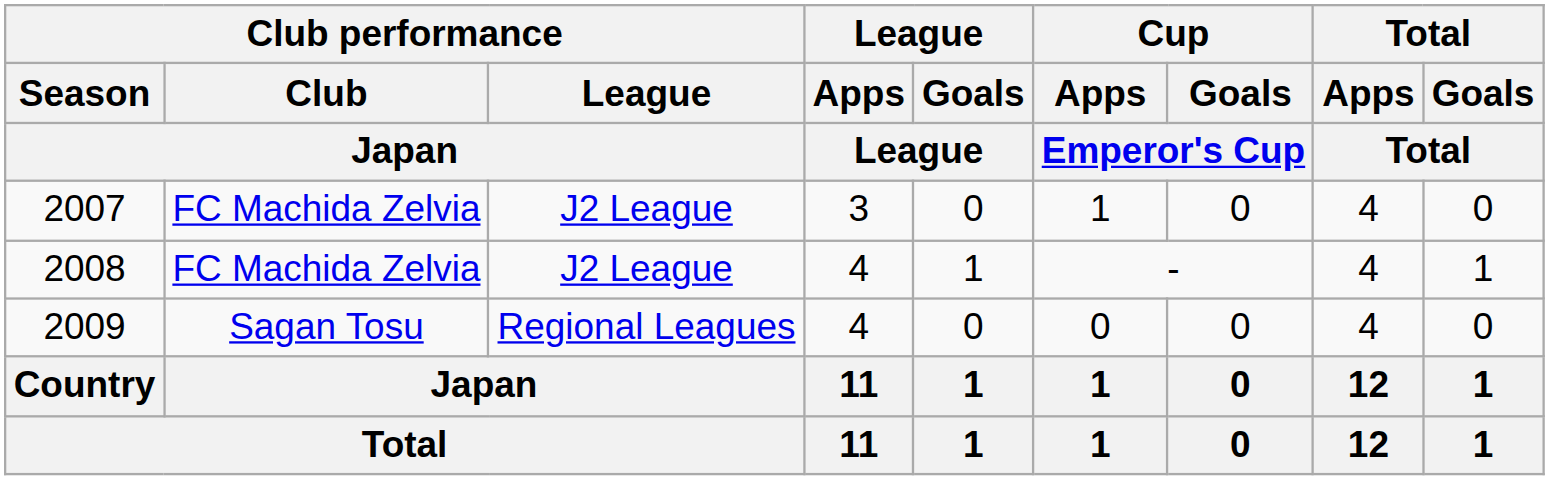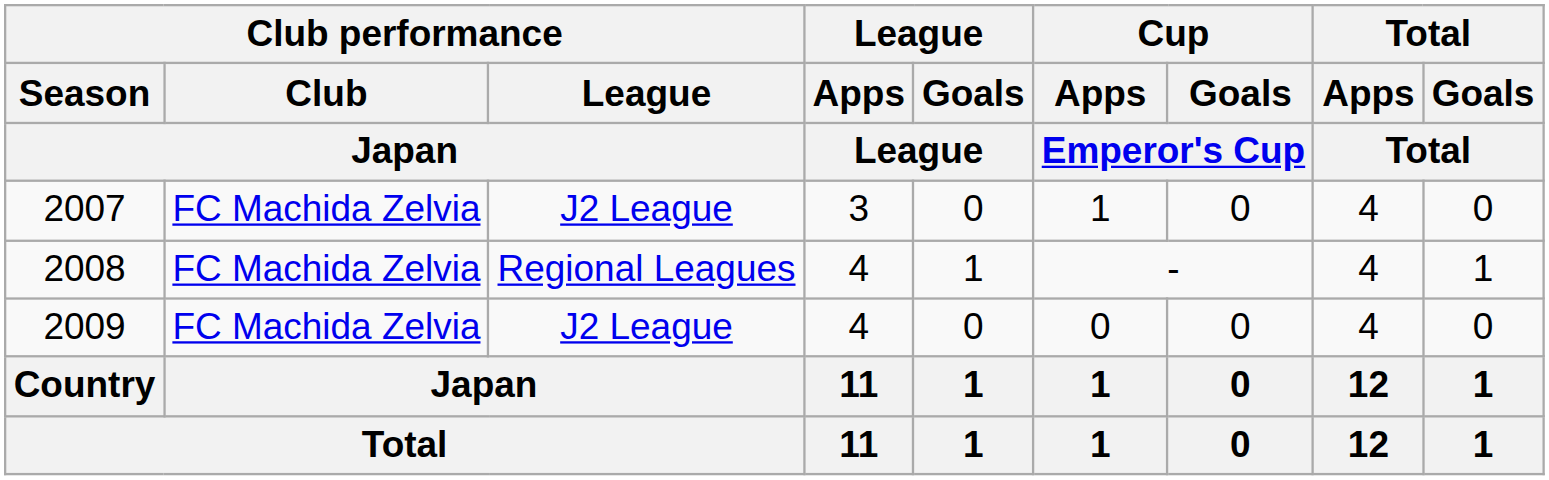(646, 268) J2 League -> (647, 268) Regional Leagues
(326, 326) Sagan Tosu -> (326, 326) FC Machida Zelvia
(647, 326) Regional Leagues -> (646, 326) J2 League
